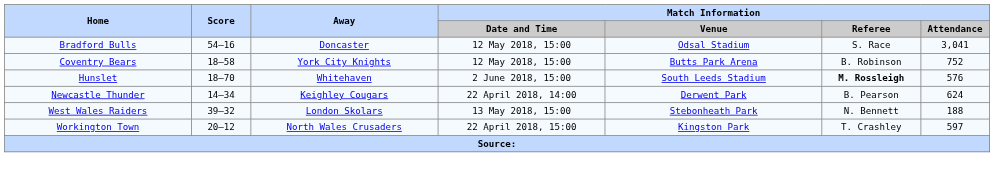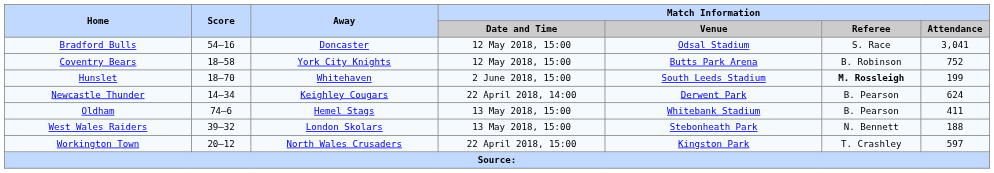(955, 78) 576 -> (955, 78) 199
+ row: (98, 111)
